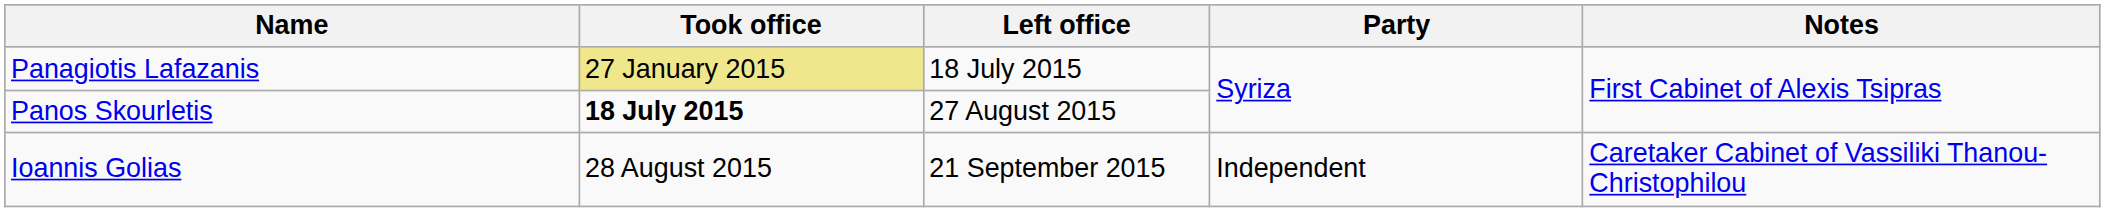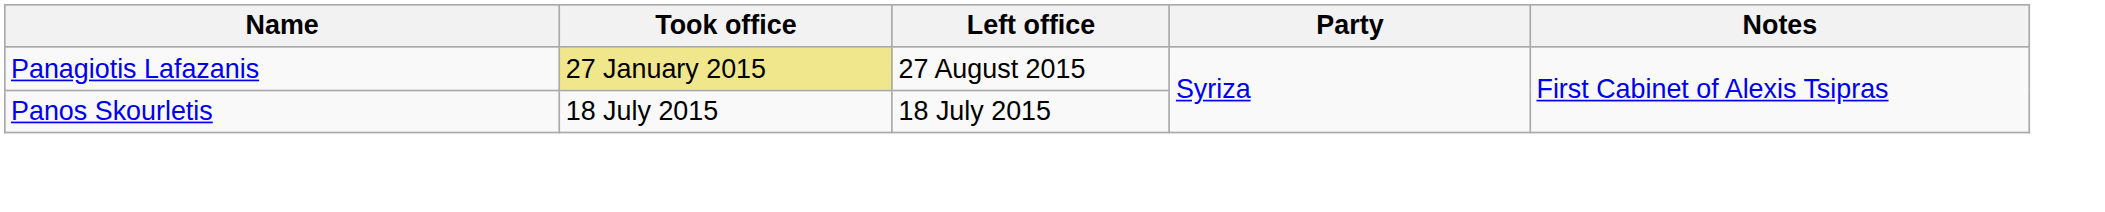(1006, 68) 18 July 2015 -> (992, 68) 27 August 2015
(664, 111) bold -> (642, 111) normal
(1023, 111) 27 August 2015 -> (975, 111) 18 July 2015
- row: (96, 168)
